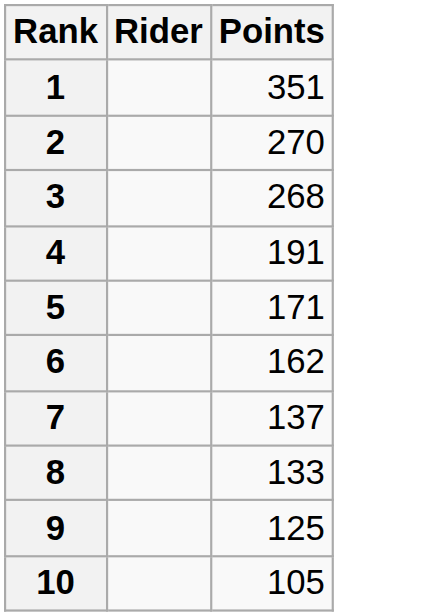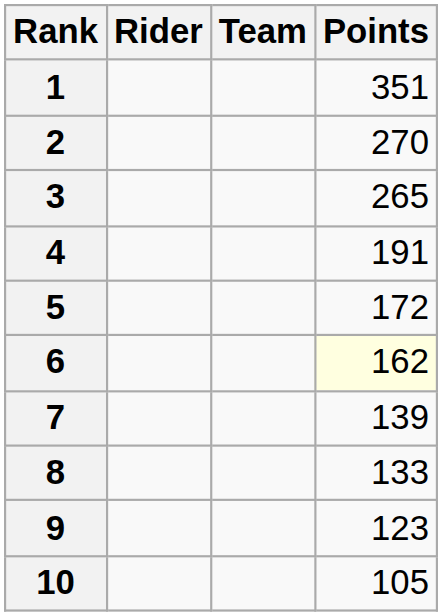+ column: (263, 32)
(296, 197) 268 -> (400, 197) 265
(296, 307) 171 -> (400, 307) 172
(296, 362) no background -> (400, 362) lightyellow background
(296, 417) 137 -> (400, 417) 139
(296, 527) 125 -> (400, 527) 123
